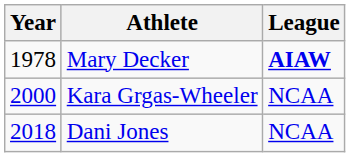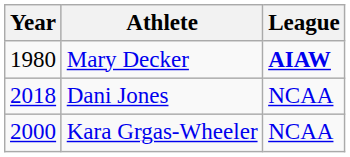(33, 59) 1978 -> (33, 59) 1980
rows swapped: (162, 95) <-> (118, 132)
